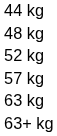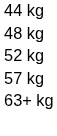- row: (24, 100)
